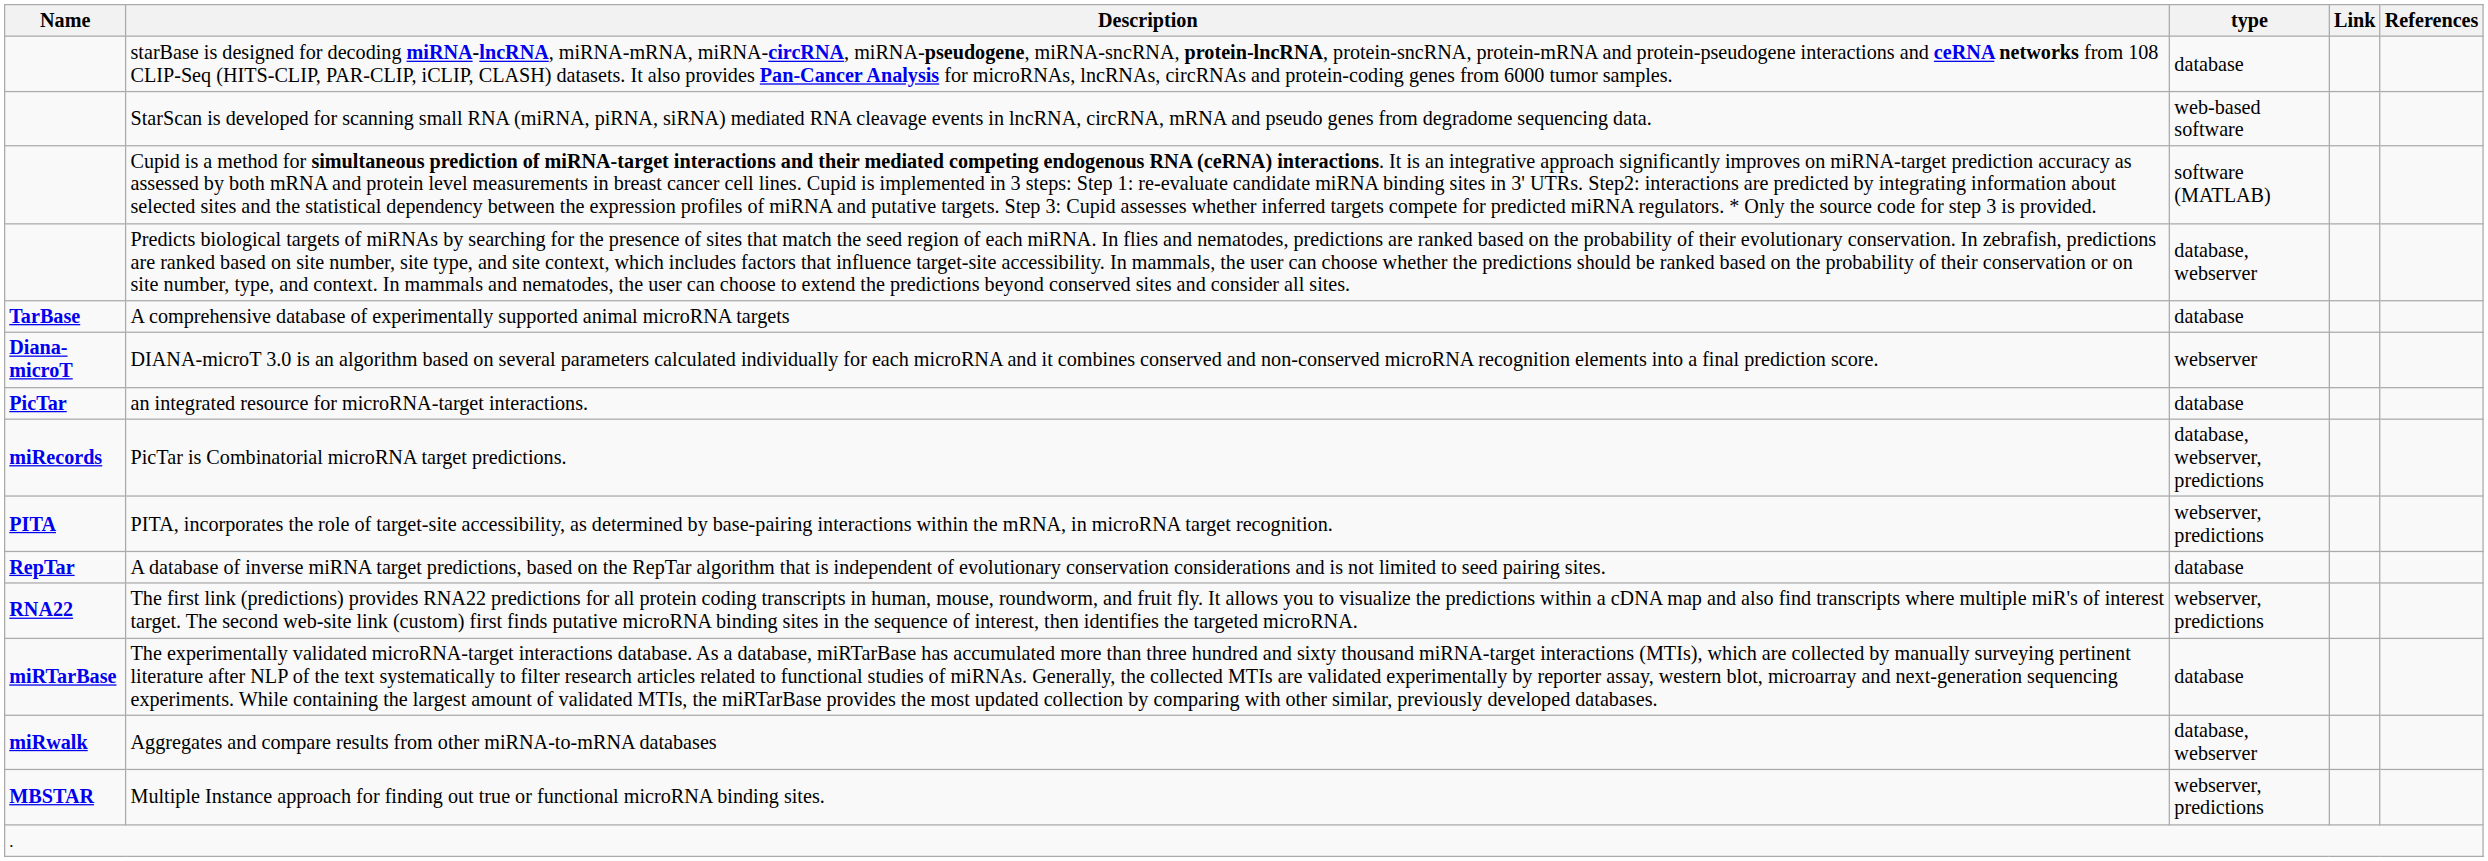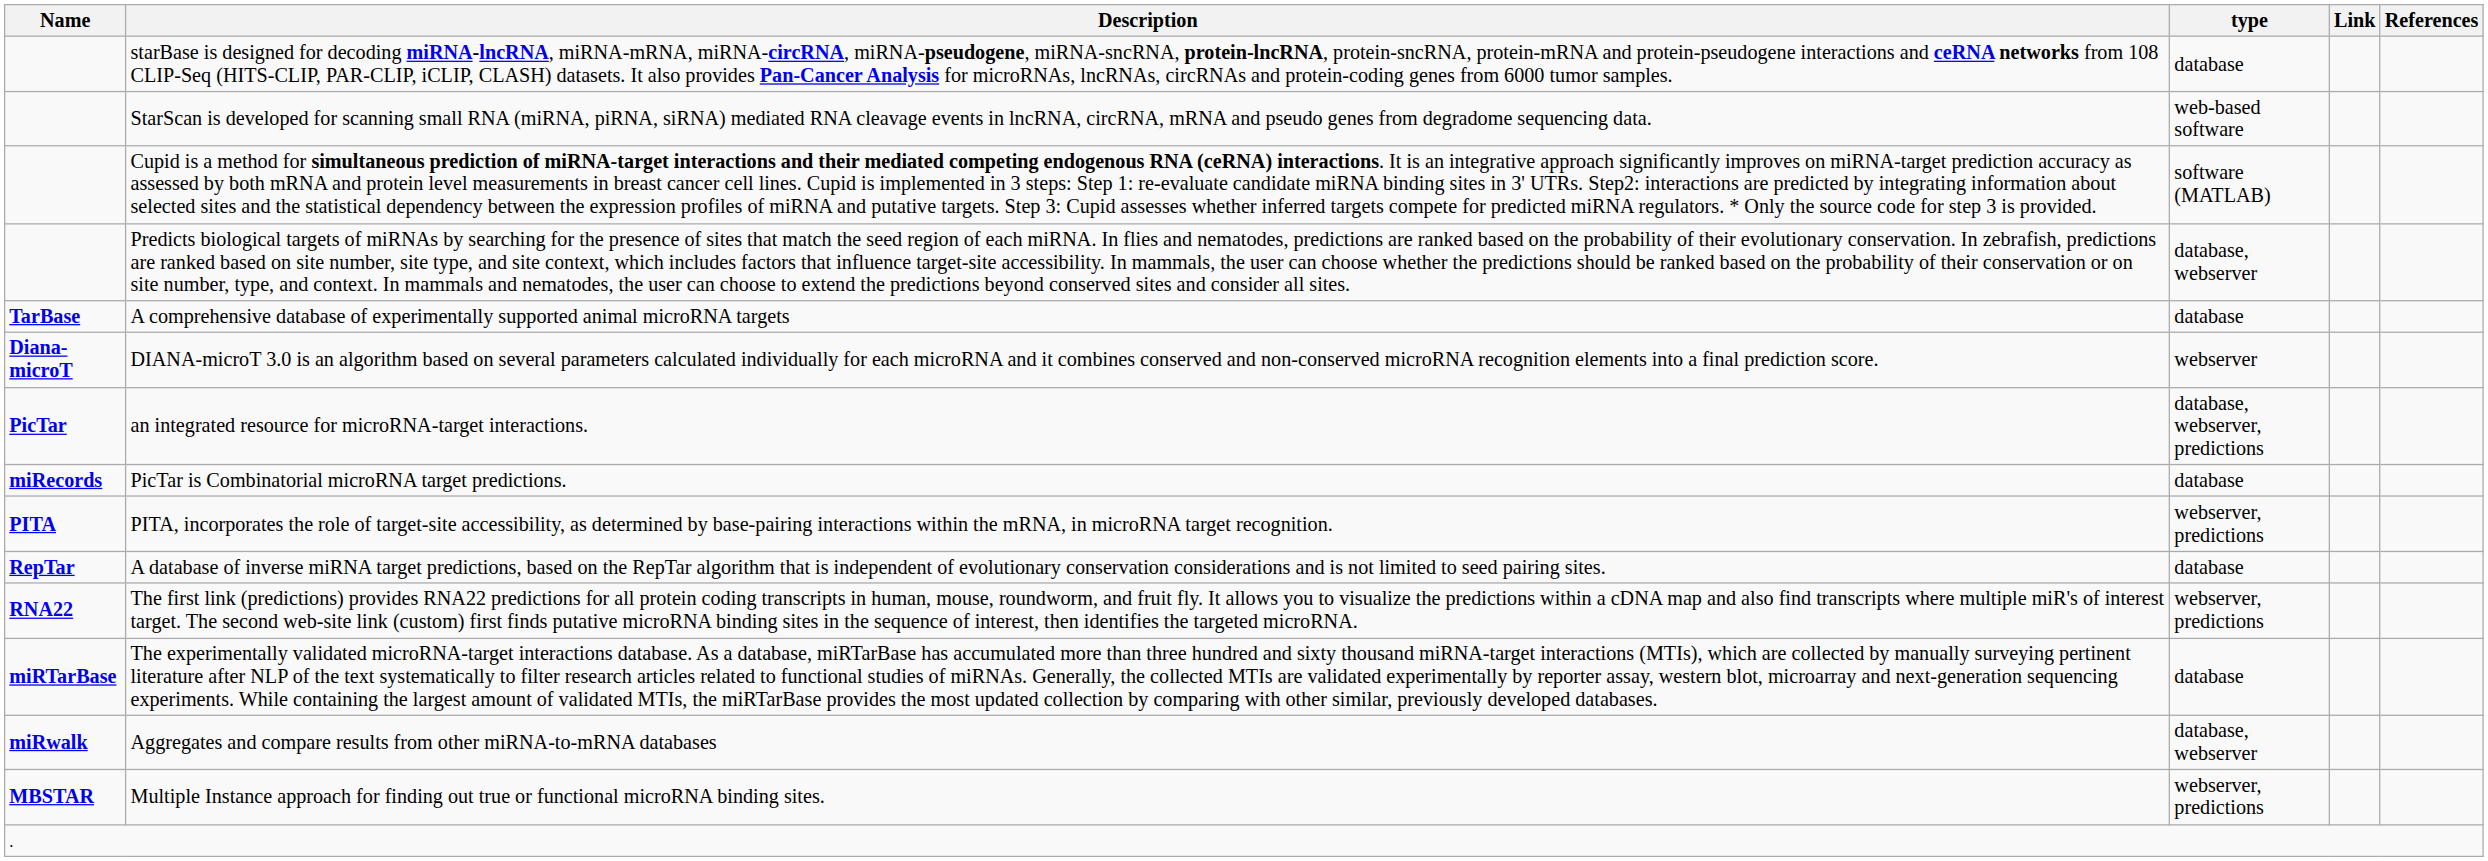(2209, 403) database -> (2219, 425) database, webserver, predictions
(2219, 457) database, webserver, predictions -> (2209, 480) database
